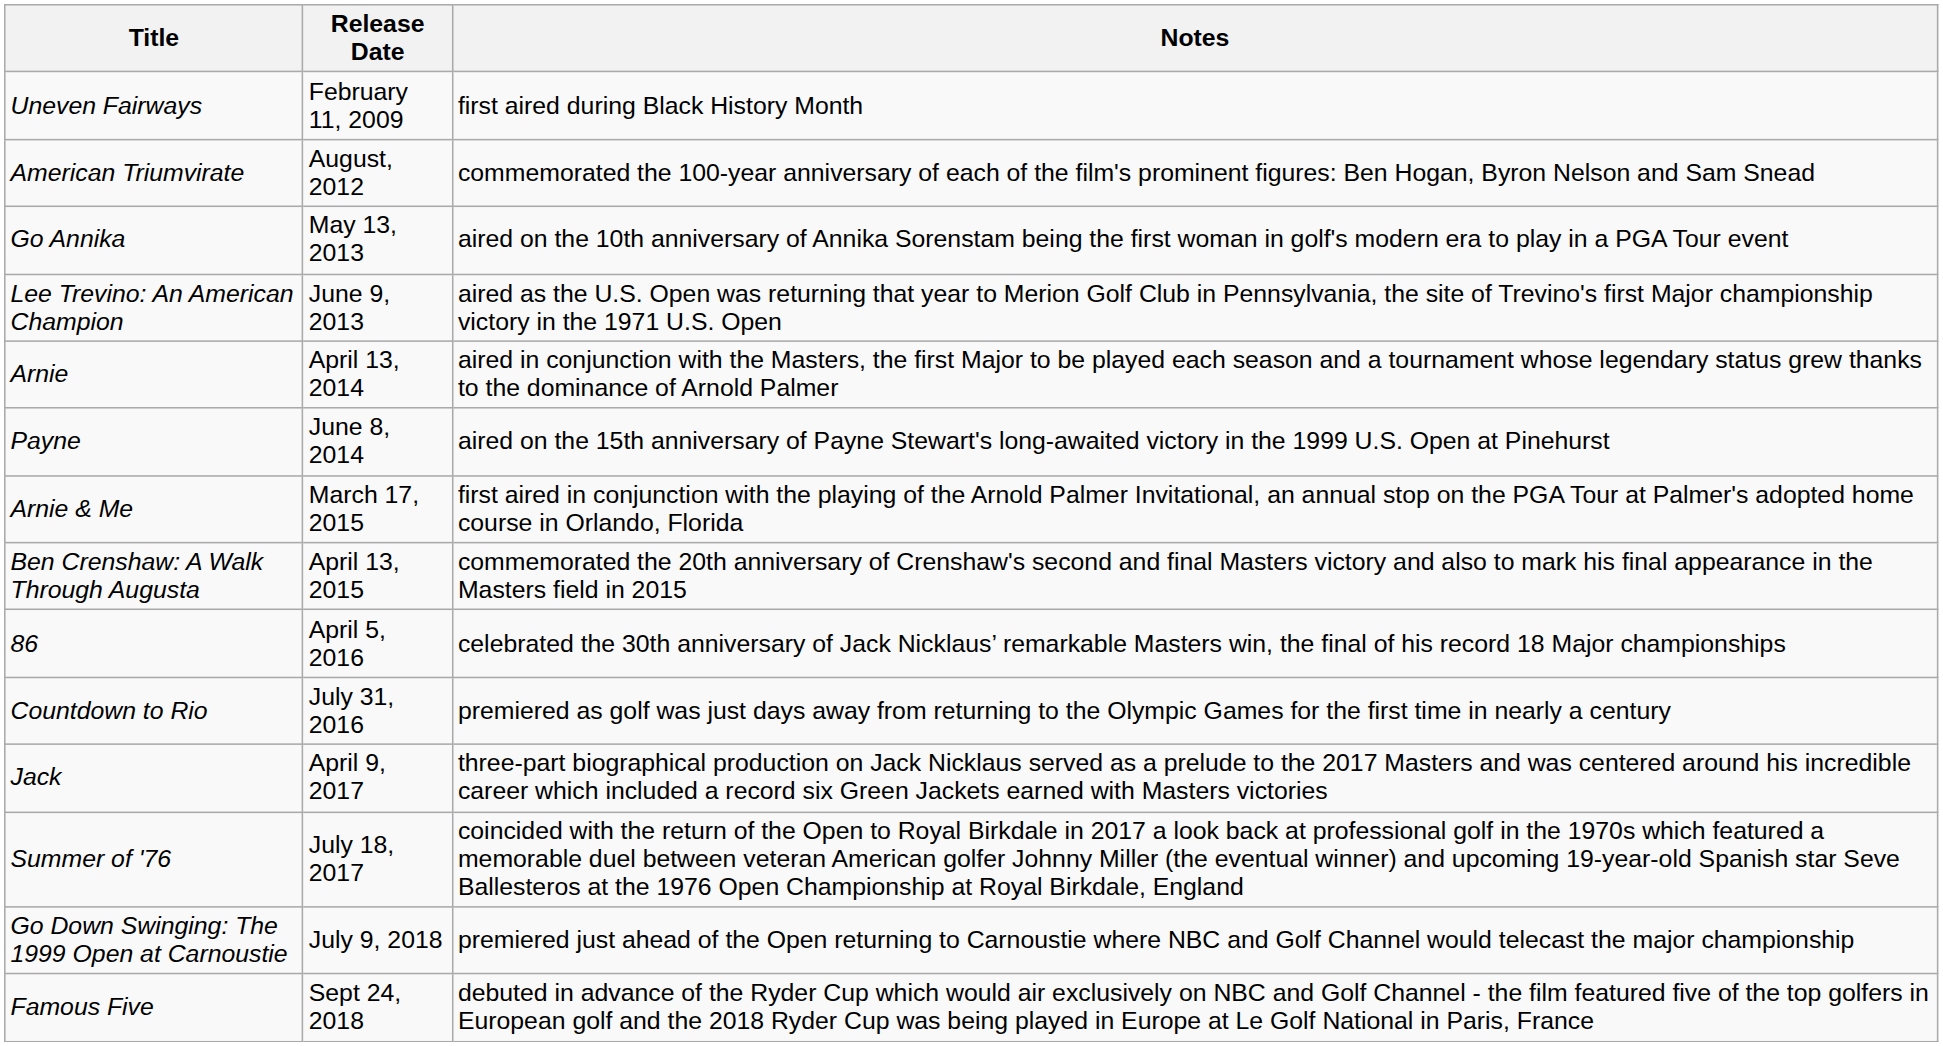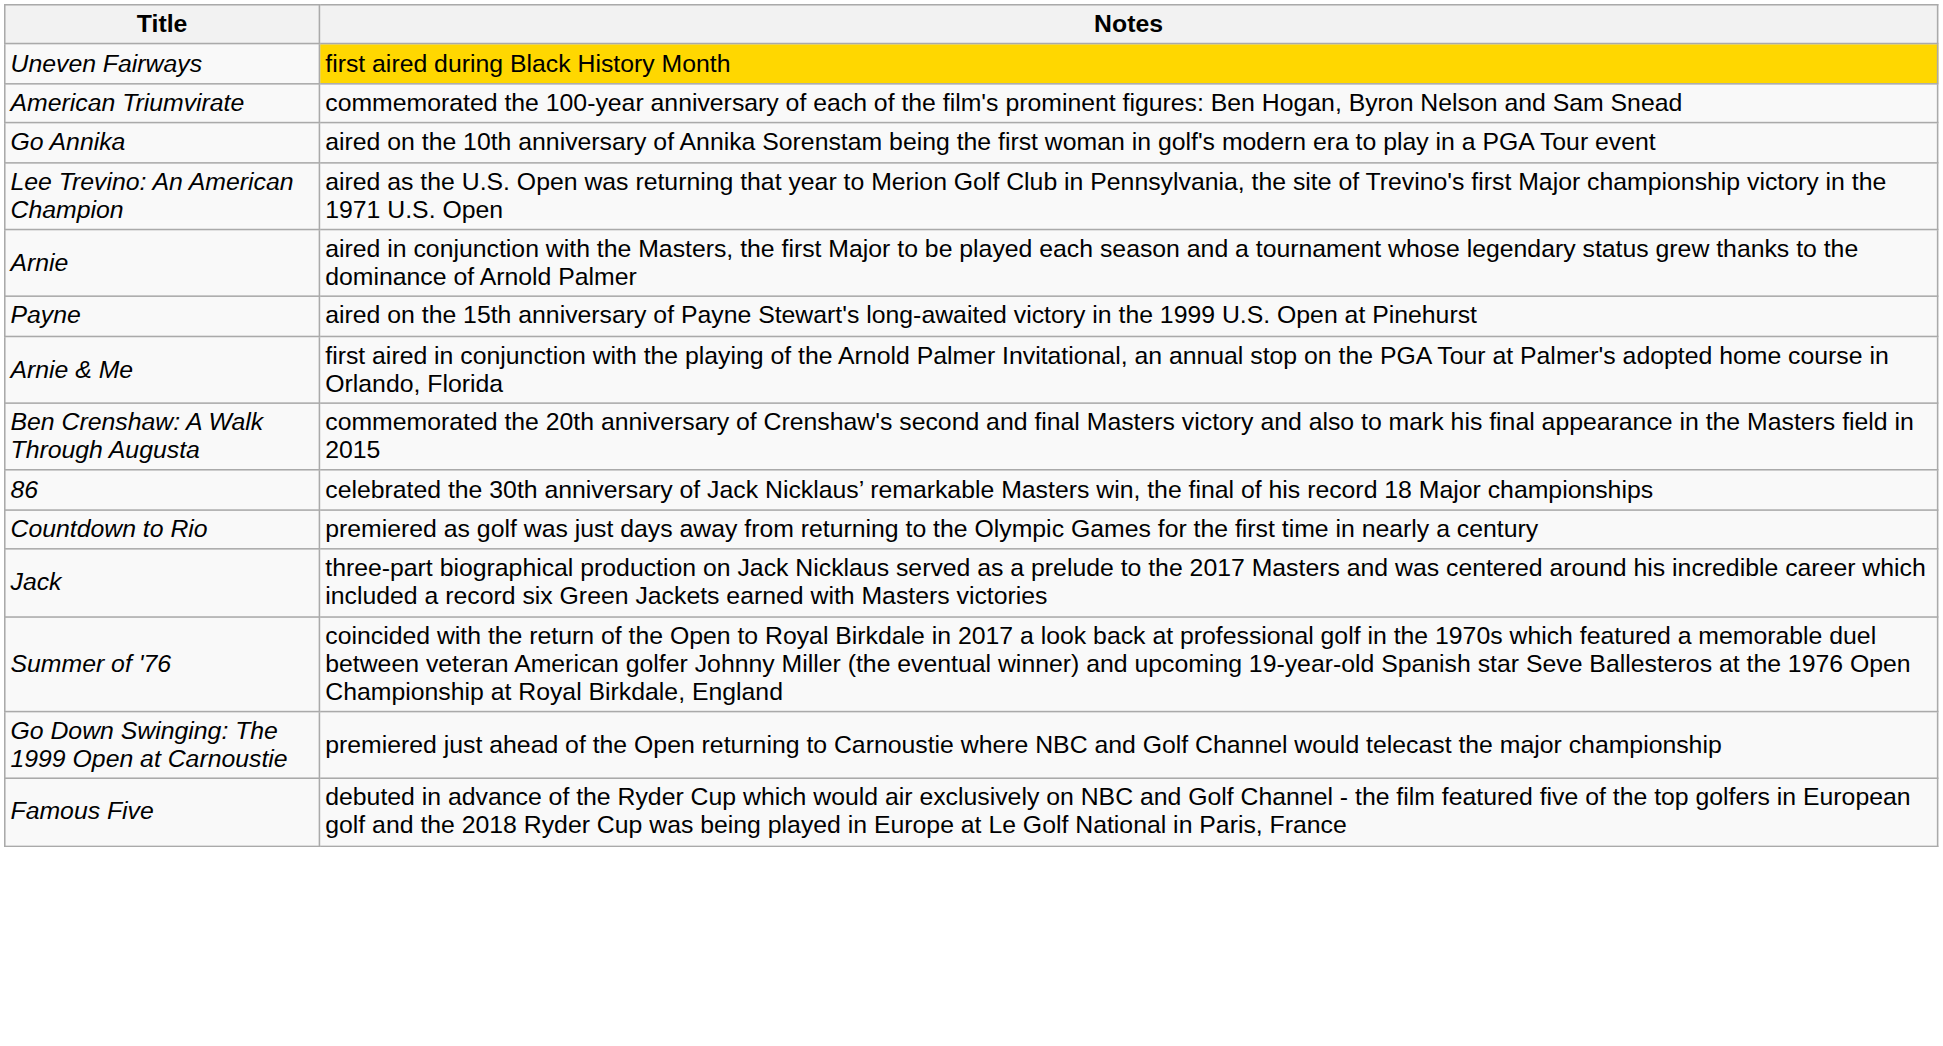- column: (378, 38)
(661, 105) no background -> (528, 63) gold background
